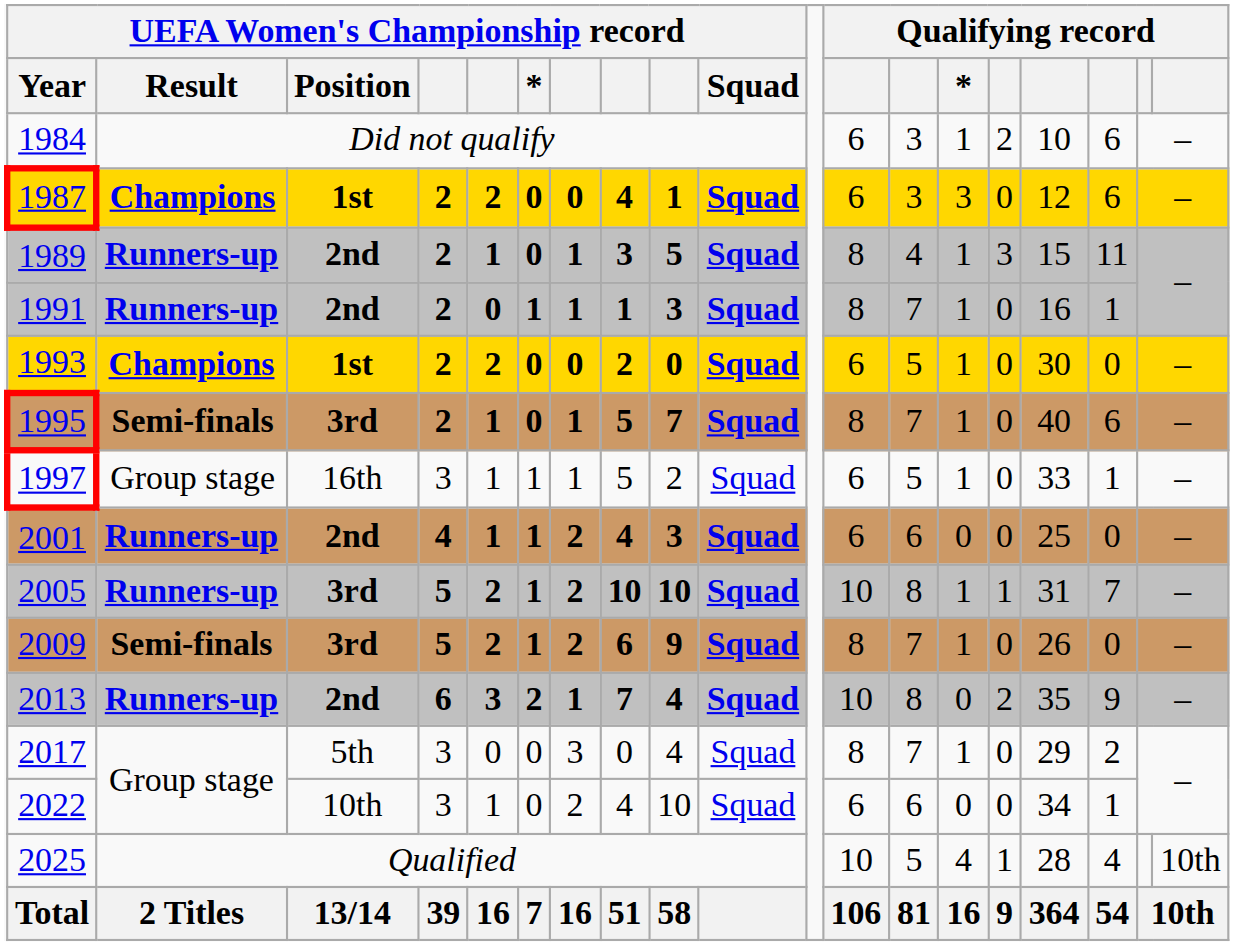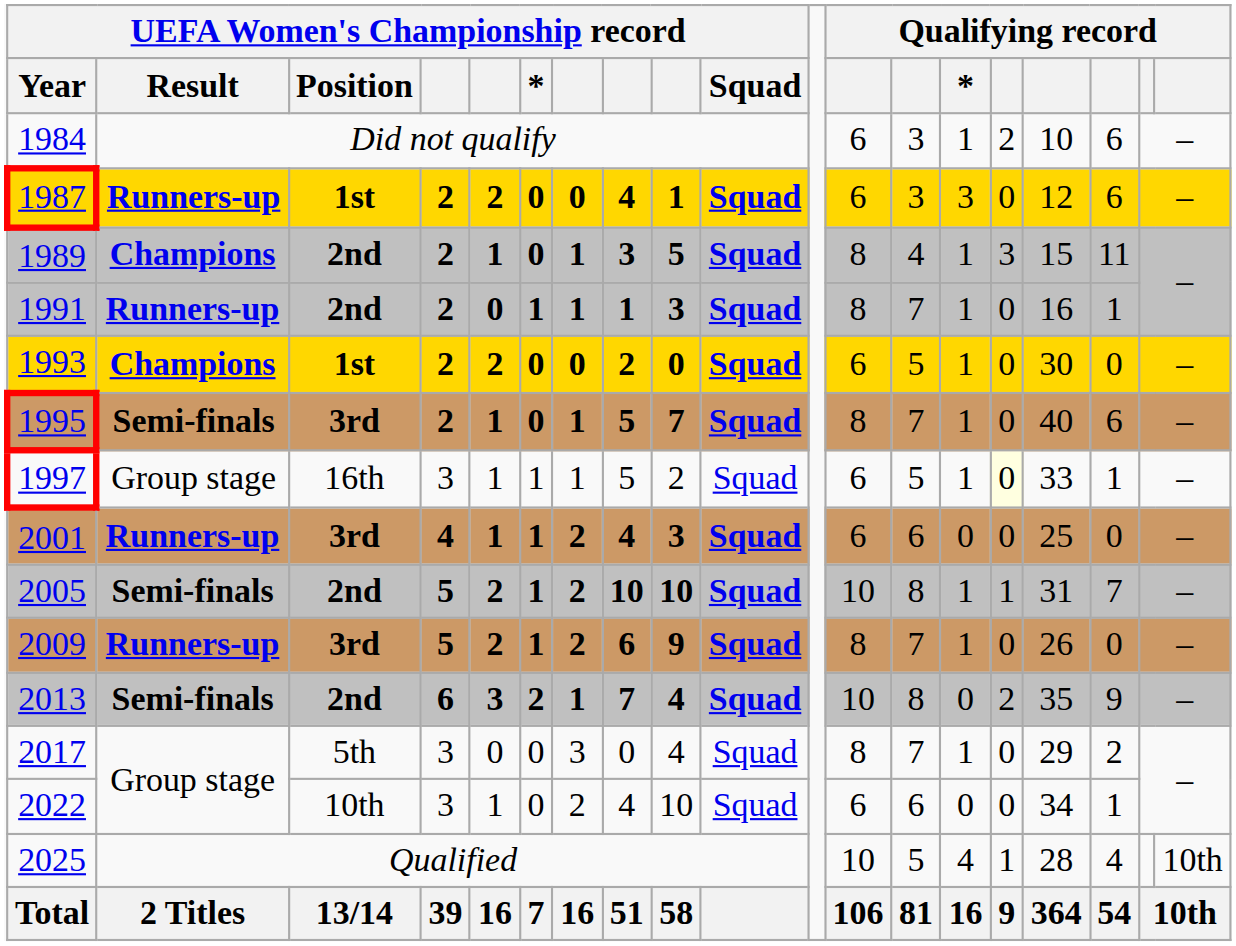(193, 197) Champions -> (194, 197) Runners-up
(192, 253) Runners-up -> (193, 253) Champions
(1005, 478) no background -> (1007, 478) lightyellow background
(352, 535) 2nd -> (354, 535) 3rd
(192, 590) Runners-up -> (193, 590) Semi-finals
(352, 590) 3rd -> (354, 590) 2nd
(192, 644) Semi-finals -> (193, 644) Runners-up
(192, 698) Runners-up -> (193, 698) Semi-finals
